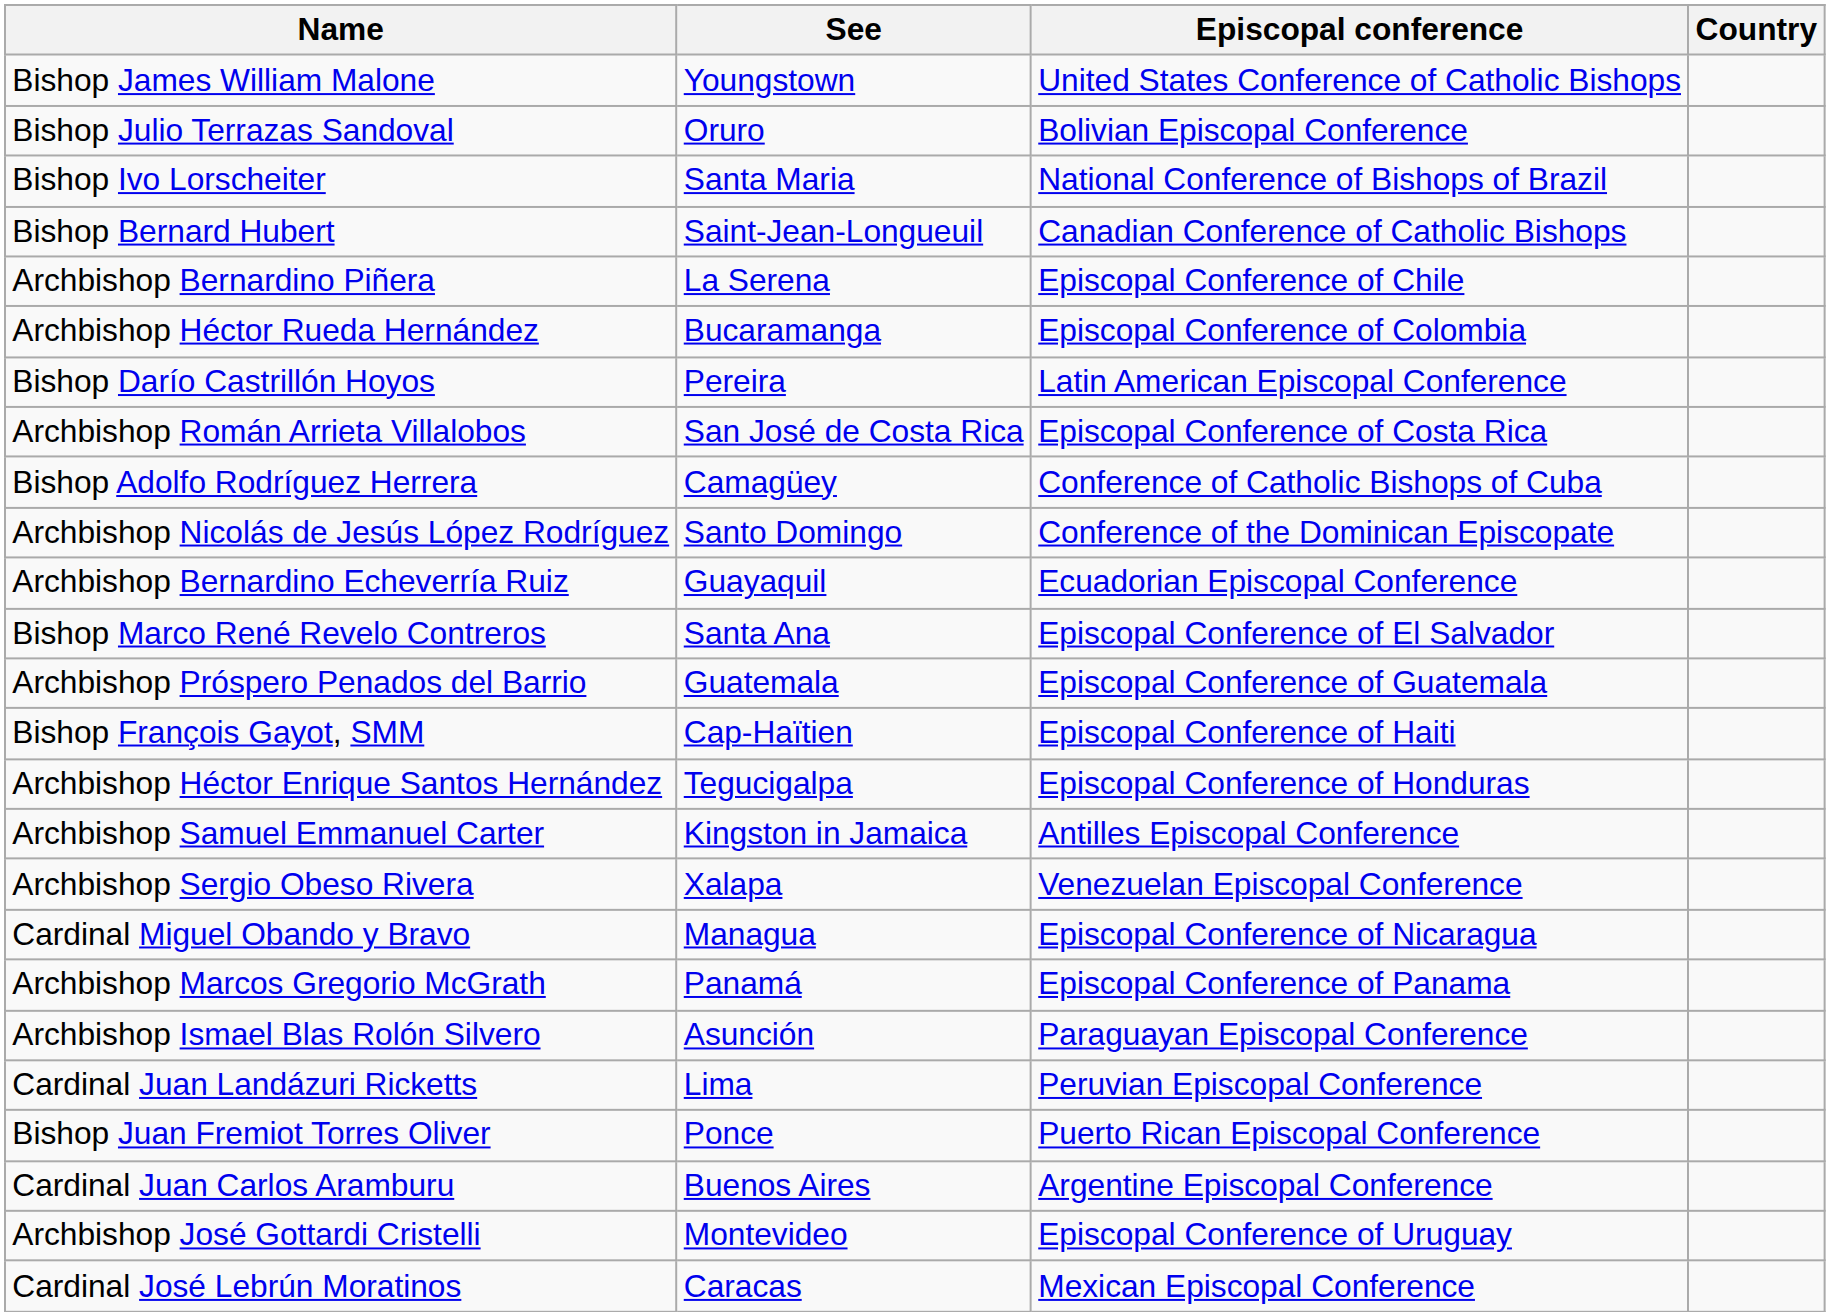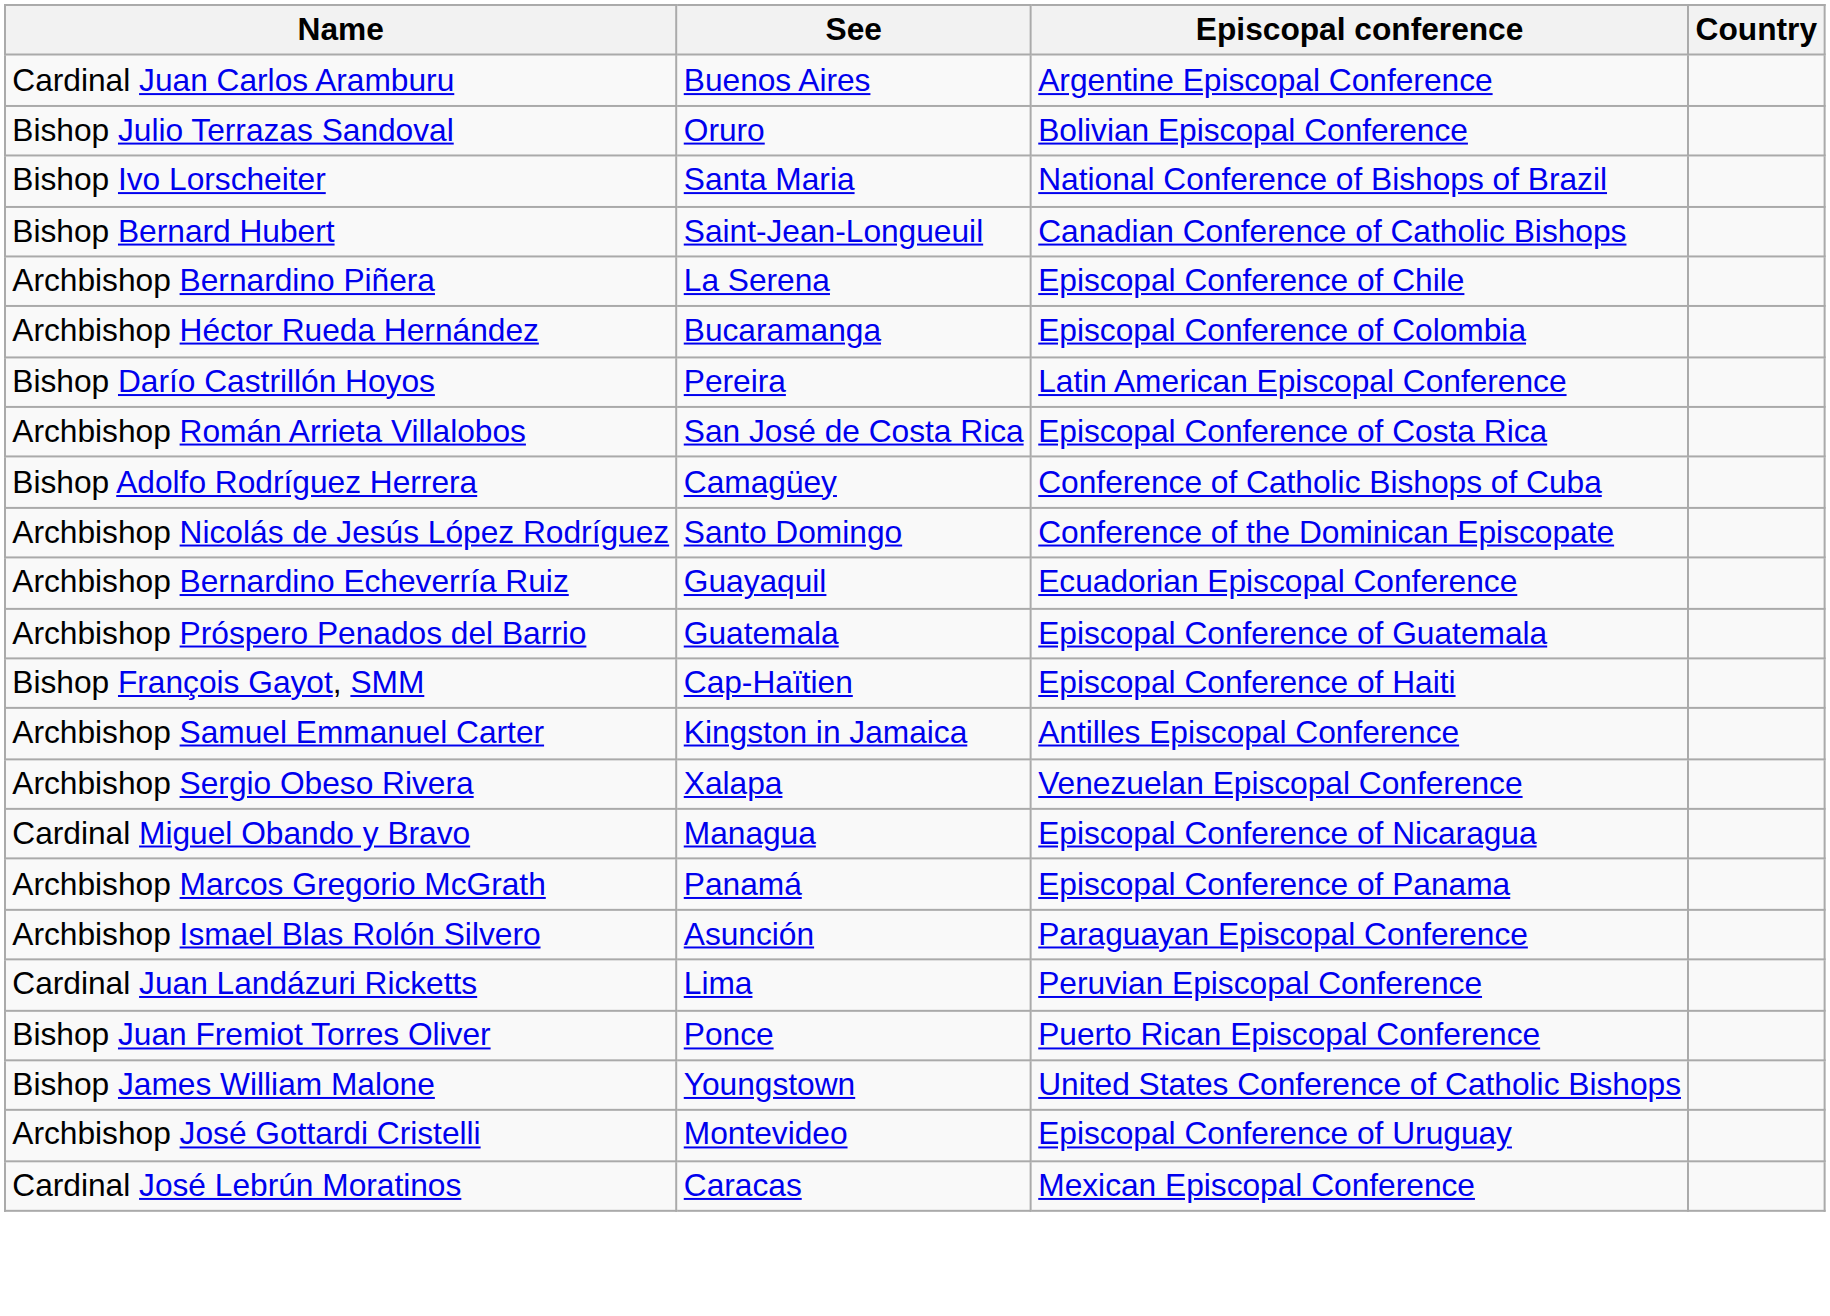rows swapped: (233, 1185) <-> (224, 79)
- row: (279, 632)
- row: (337, 783)
